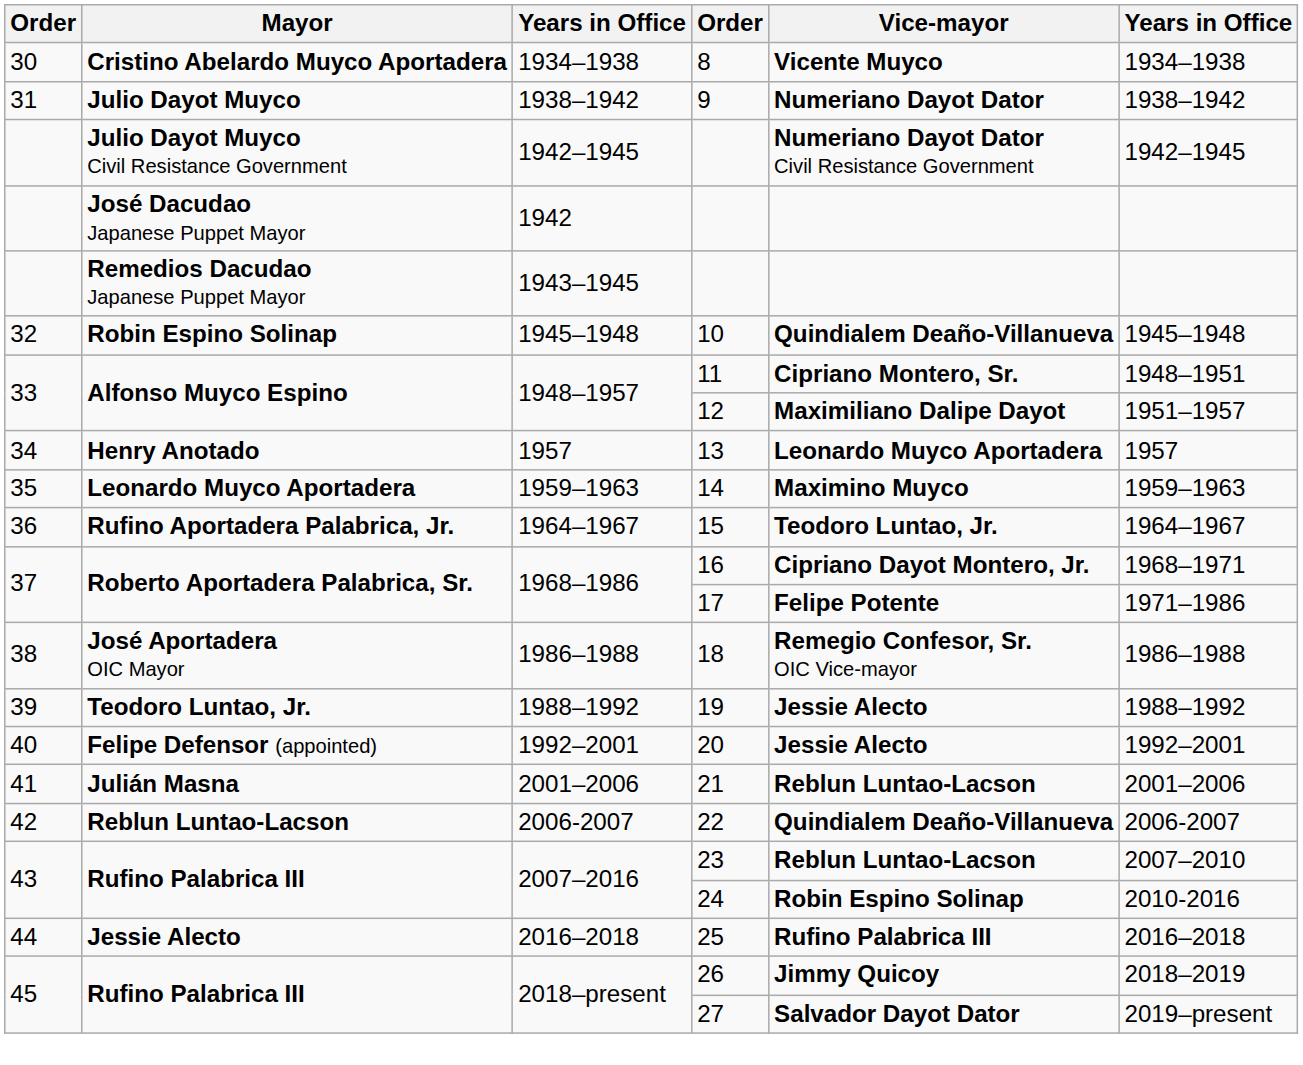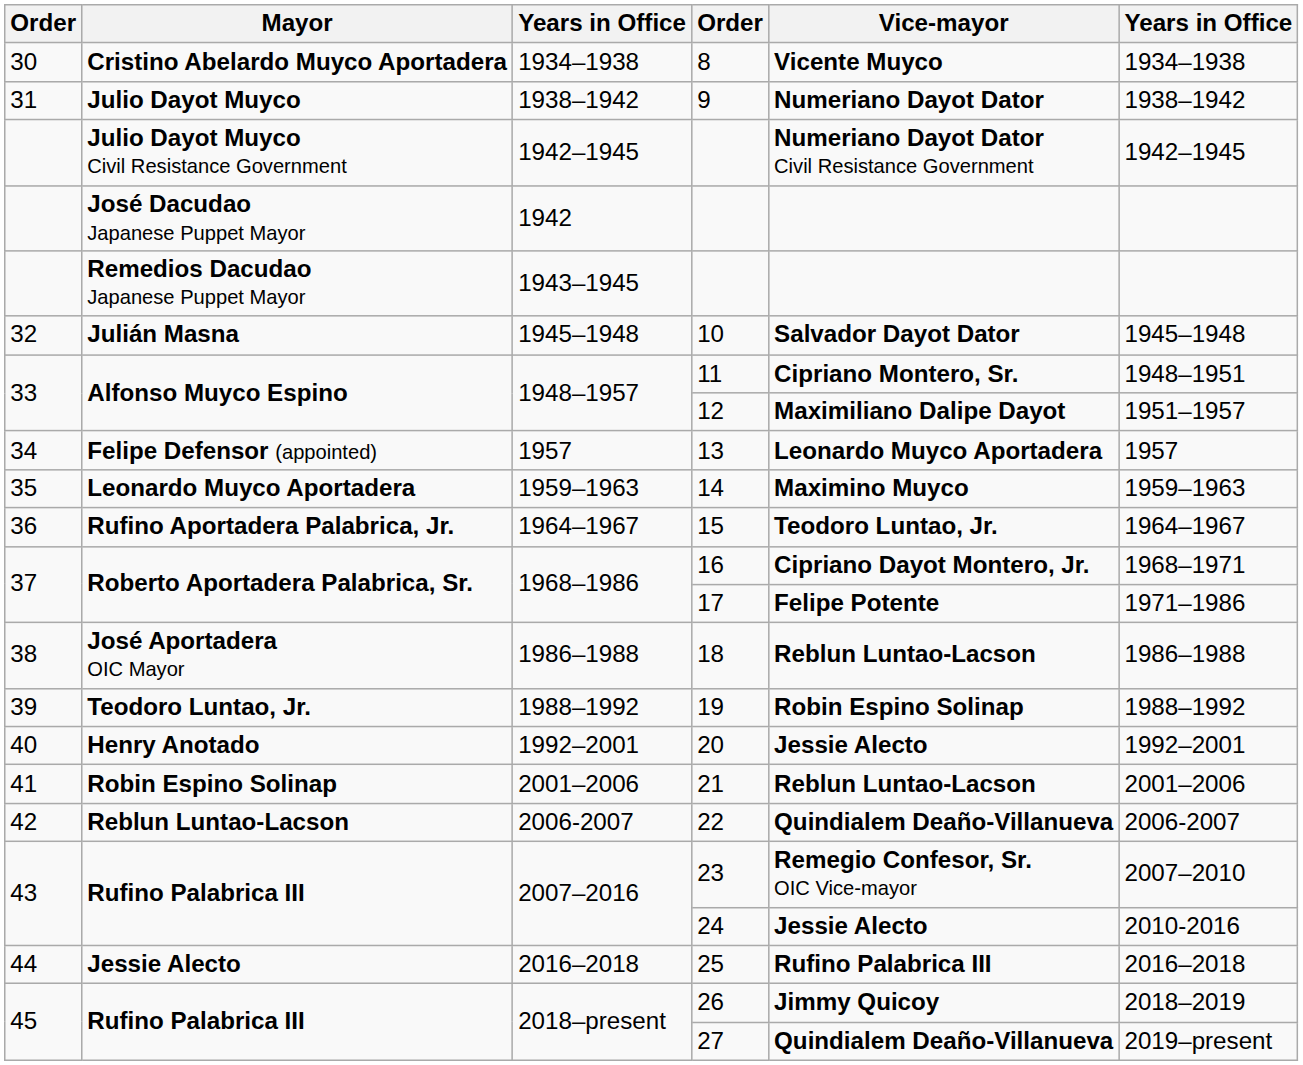(212, 335) Robin Espino Solinap -> (163, 335) Julián Masna
(944, 335) Quindialem Deaño-Villanueva -> (897, 335) Salvador Dayot Dator
(173, 450) Henry Anotado -> (232, 450) Felipe Defensor (appointed)
(903, 655) Remegio Confesor, Sr. OIC Vice-mayor -> (905, 655) Reblun Luntao-Lacson
(851, 707) Jessie Alecto -> (899, 707) Robin Espino Solinap
(232, 745) Felipe Defensor (appointed) -> (173, 745) Henry Anotado
(163, 783) Julián Masna -> (212, 783) Robin Espino Solinap
(905, 860) Reblun Luntao-Lacson -> (903, 873) Remegio Confesor, Sr. OIC Vice-mayor
(899, 898) Robin Espino Solinap -> (851, 925) Jessie Alecto
(897, 1013) Salvador Dayot Dator -> (944, 1040) Quindialem Deaño-Villanueva
